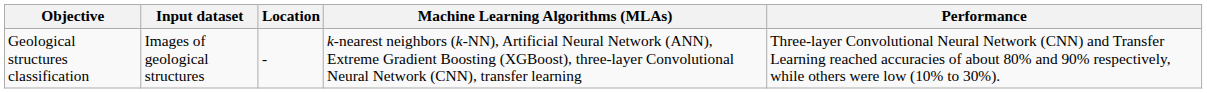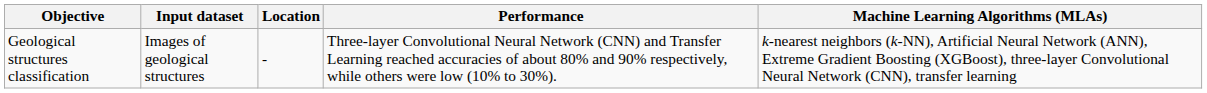columns swapped: (545, 16) <-> (984, 16)
